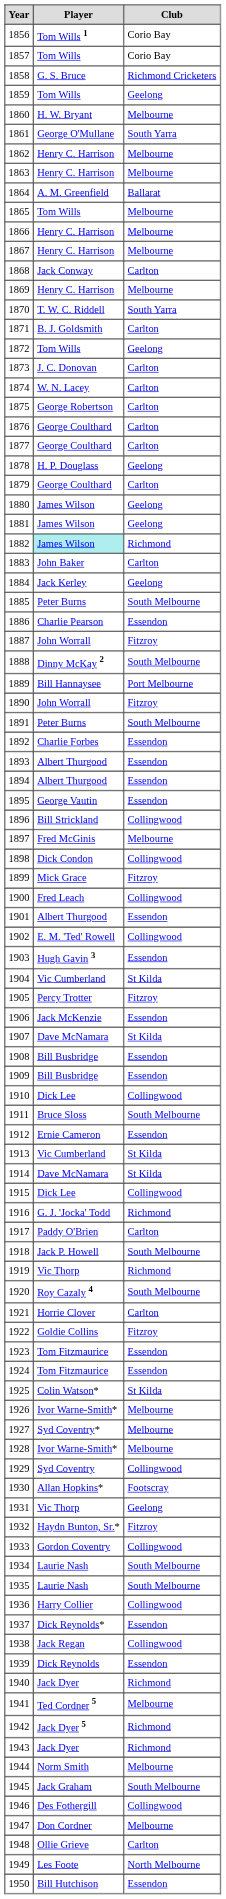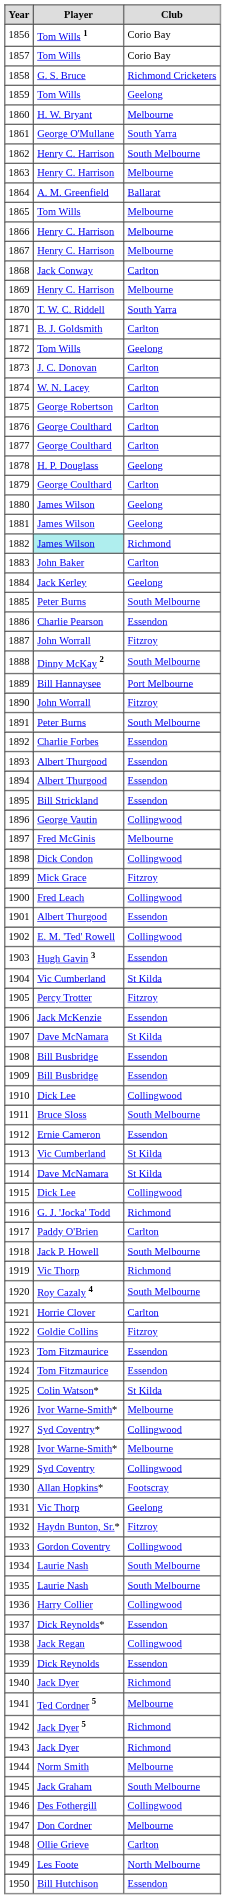(150, 153) Melbourne -> (164, 153) South Melbourne
(67, 800) George Vautin -> (68, 800) Bill Strickland
(68, 819) Bill Strickland -> (67, 819) George Vautin
(150, 1429) Melbourne -> (155, 1429) Collingwood
